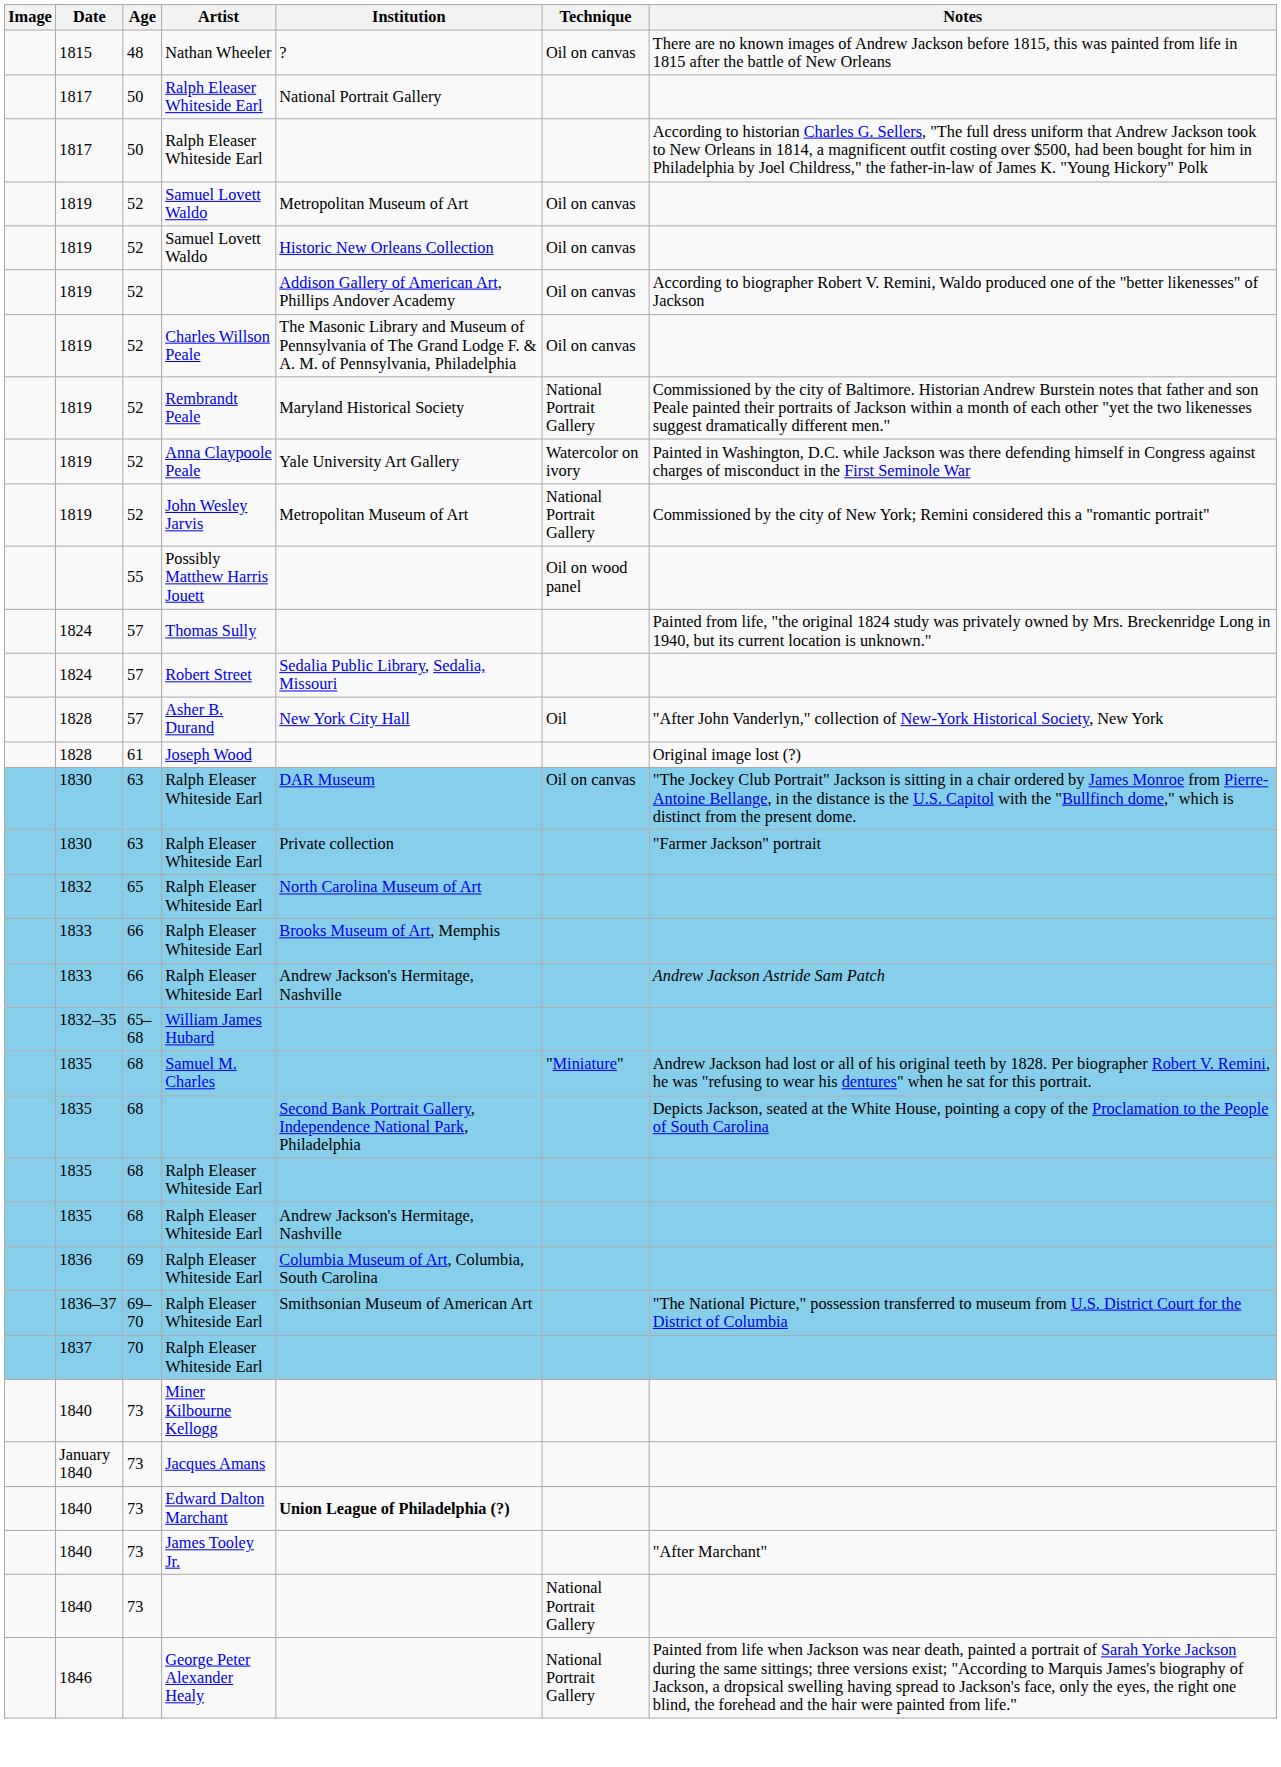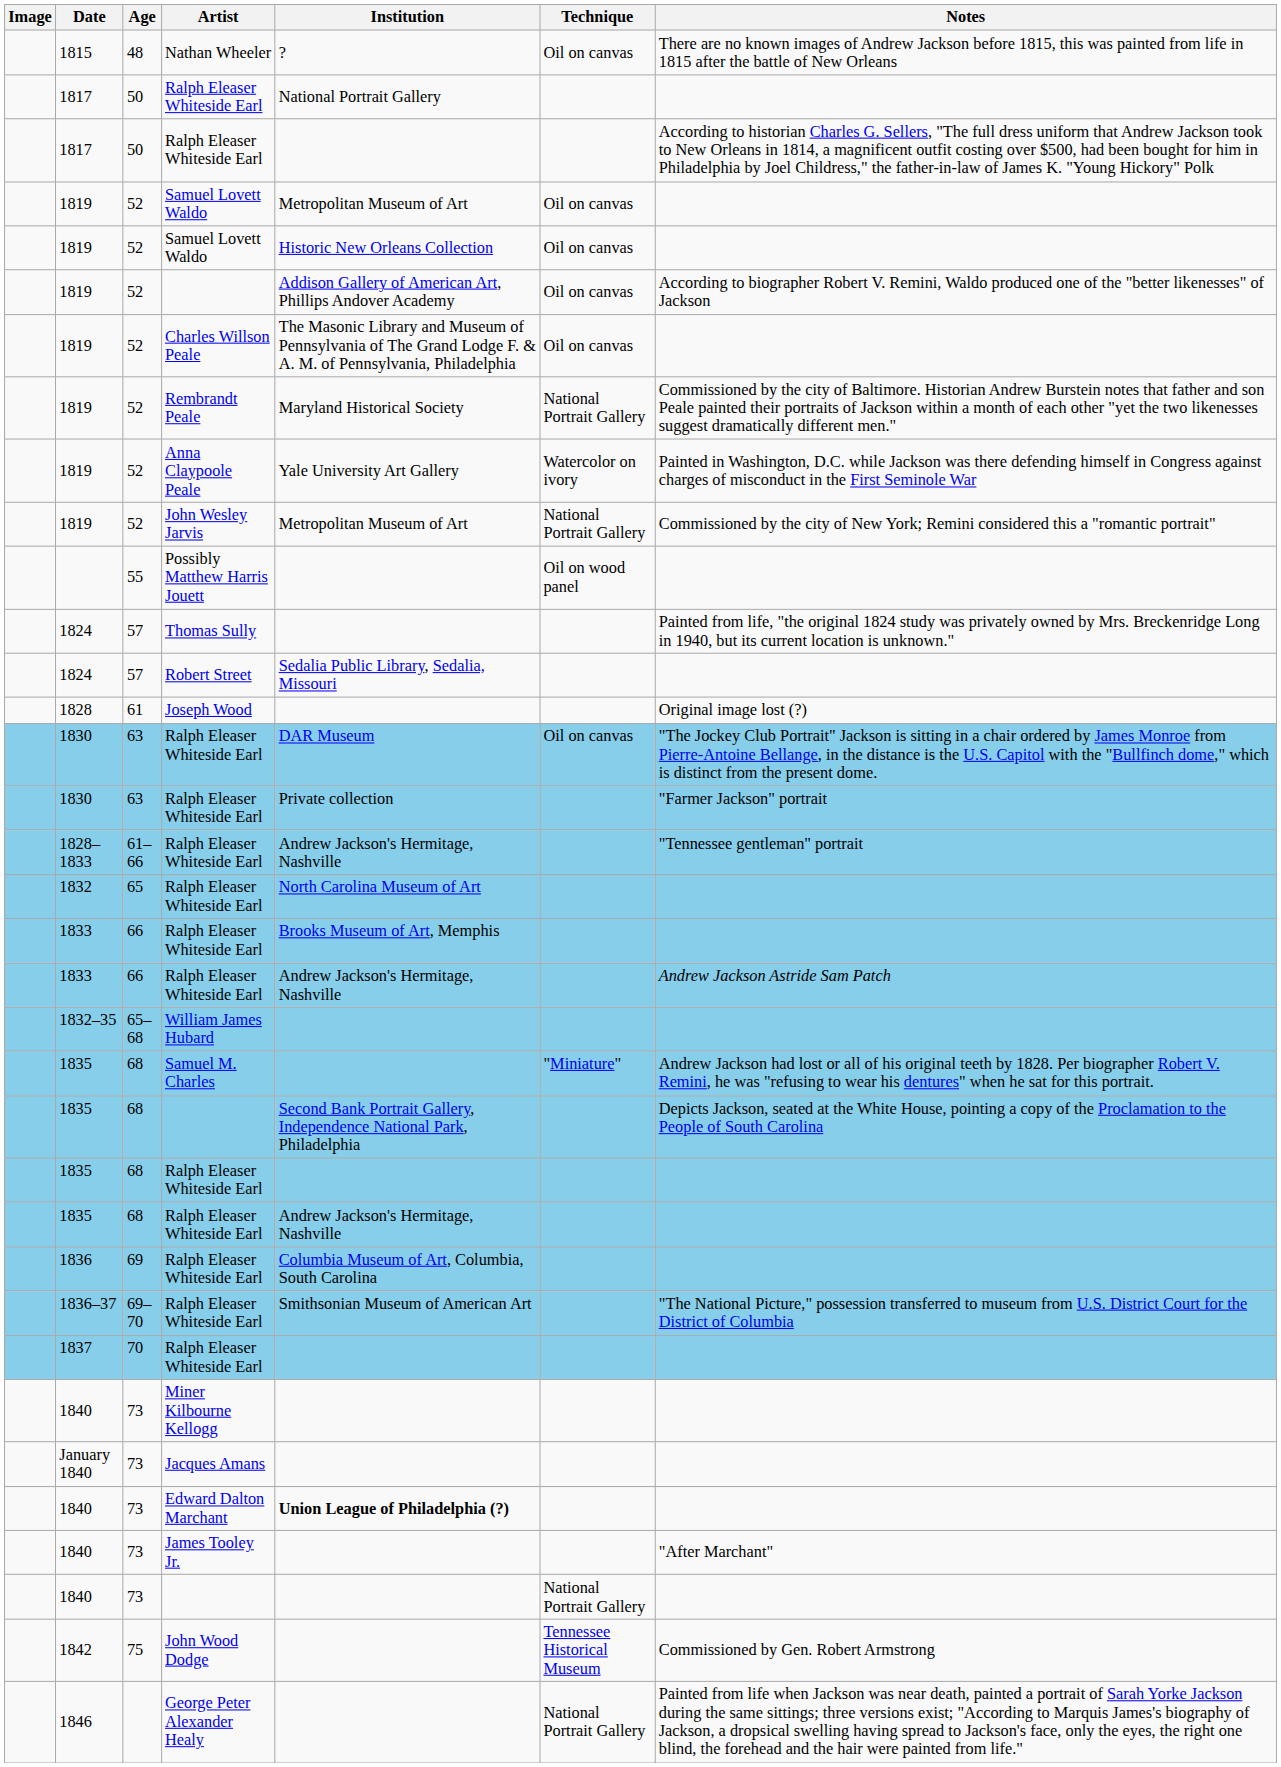- row: (76, 719)
+ row: (80, 852)
+ row: (76, 1650)
